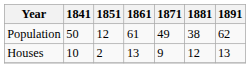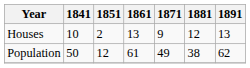rows swapped: (34, 33) <-> (25, 53)
